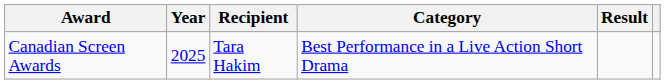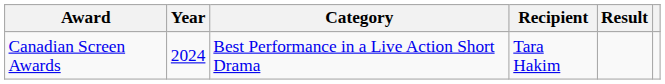columns swapped: (447, 18) <-> (253, 18)
(188, 55) 2025 -> (188, 55) 2024
